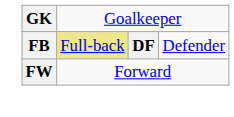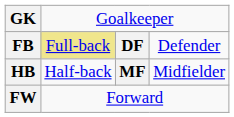+ row: (23, 71)
